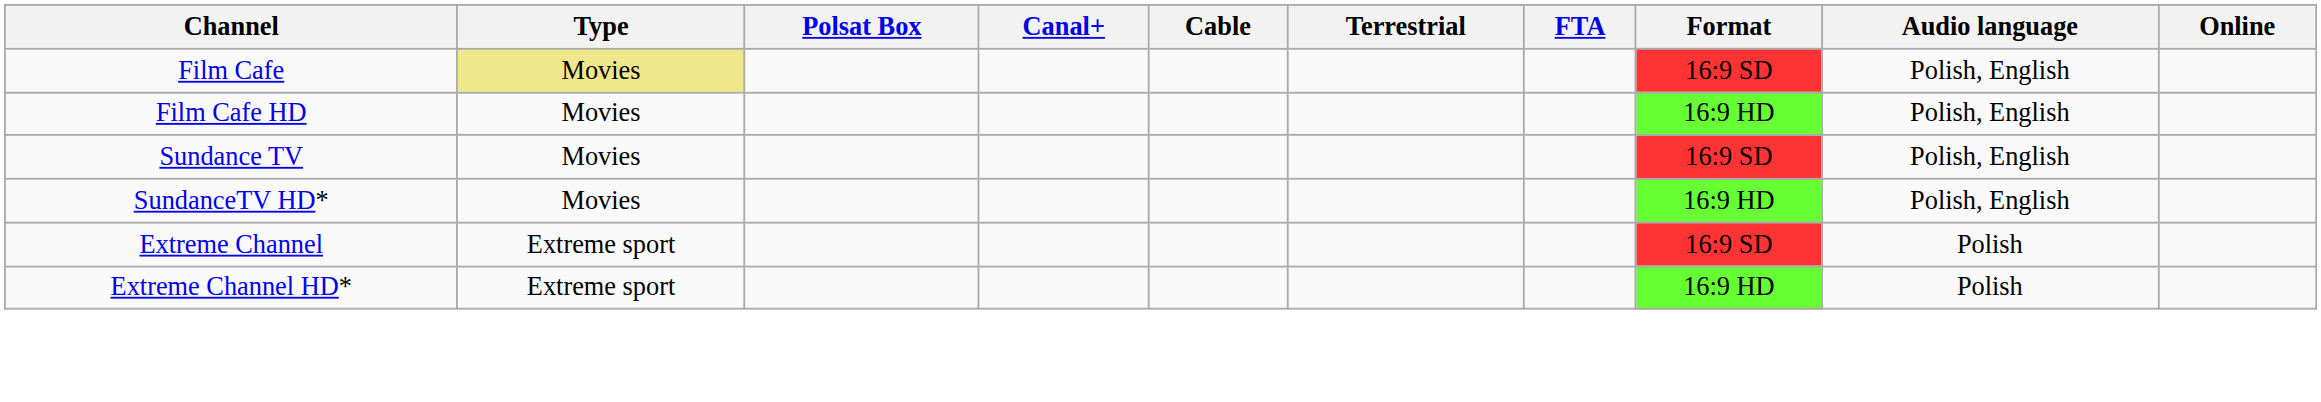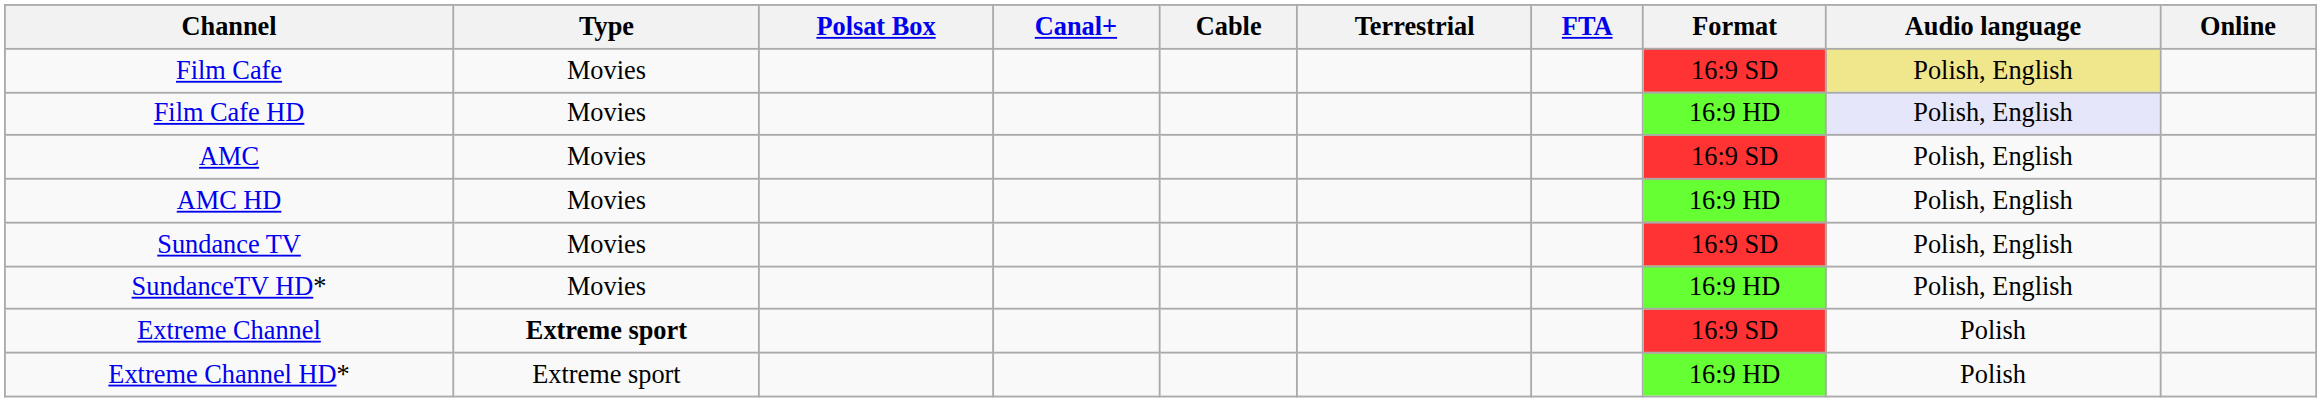(601, 70) khaki background -> (606, 70) no background
(1990, 70) no background -> (1993, 70) khaki background
(1990, 113) no background -> (1993, 113) lavender background
+ row: (229, 157)
+ row: (229, 200)
(601, 243) normal -> (606, 330) bold
